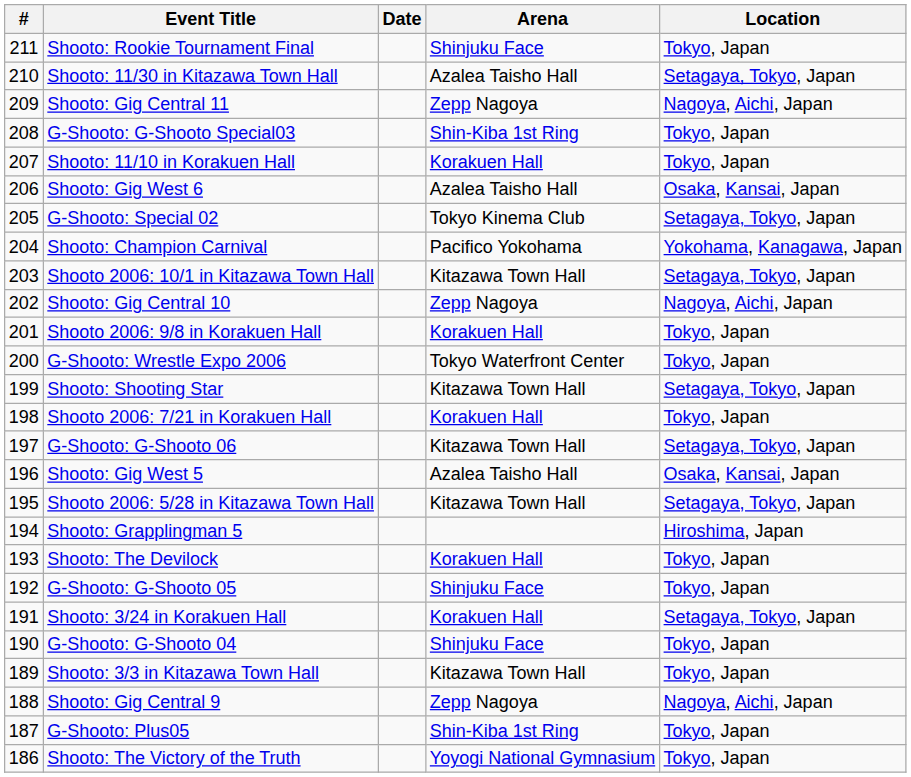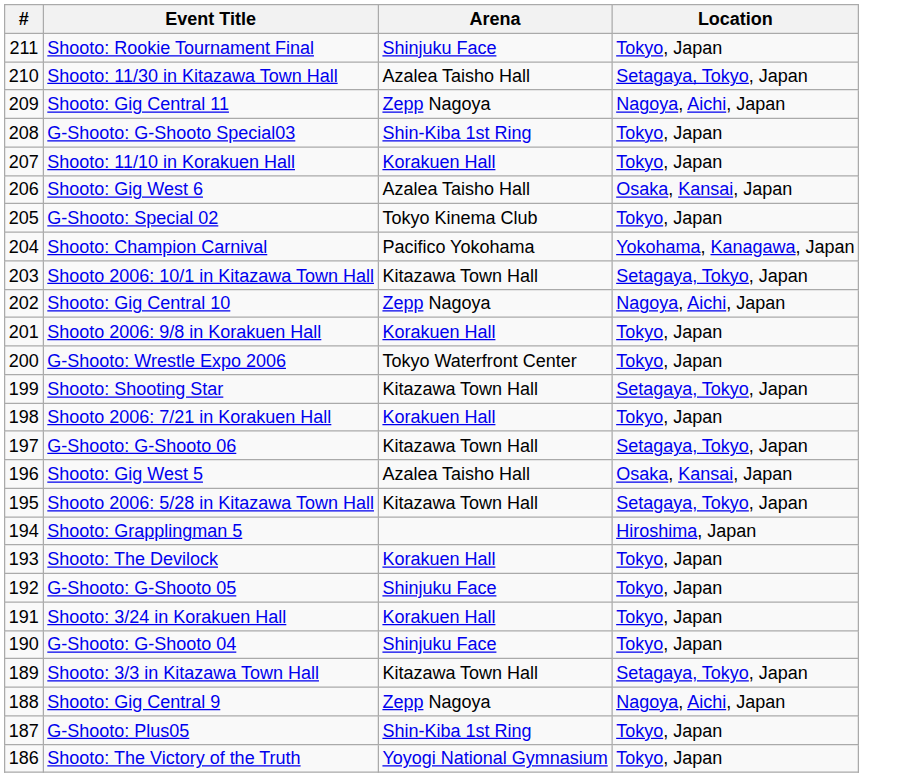- column: (402, 19)
(759, 218) Setagaya, Tokyo, Japan -> (669, 218) Tokyo, Japan
(759, 616) Setagaya, Tokyo, Japan -> (669, 616) Tokyo, Japan
(717, 673) Tokyo, Japan -> (712, 673) Setagaya, Tokyo, Japan
